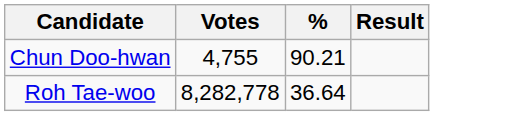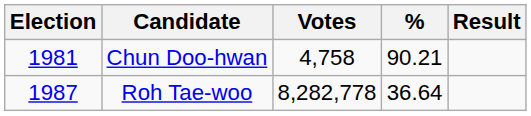+ column: (53, 22)
(230, 57) 4,755 -> (327, 57) 4,758
